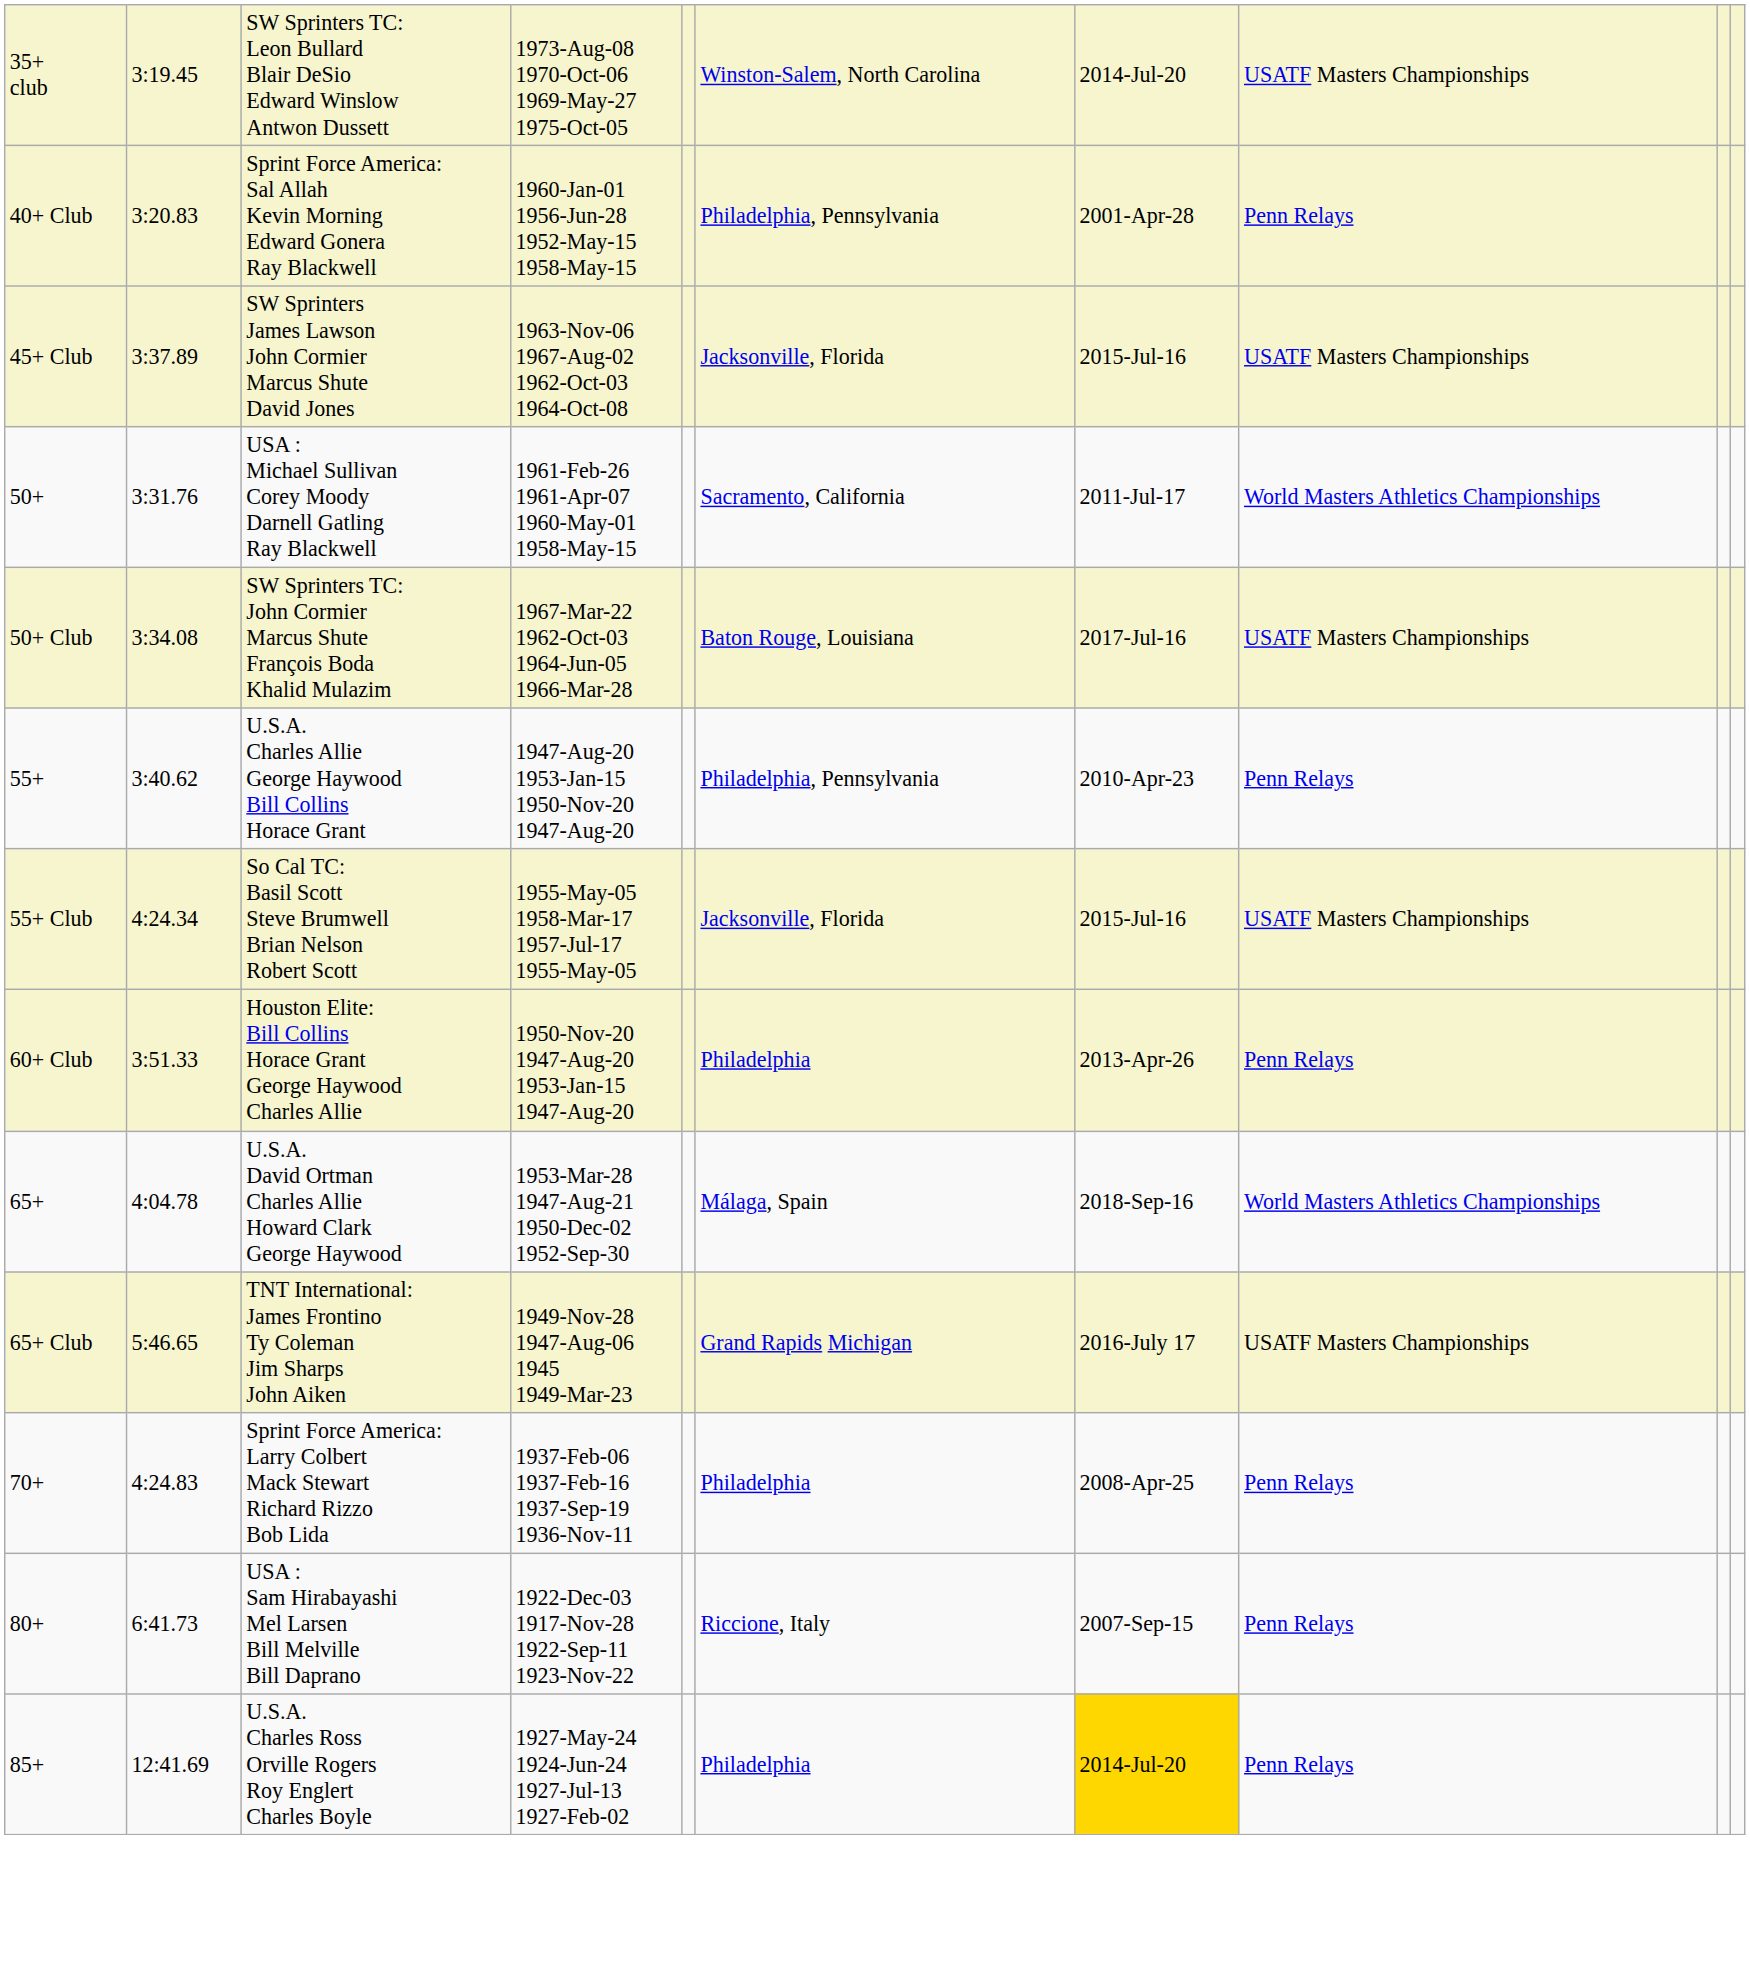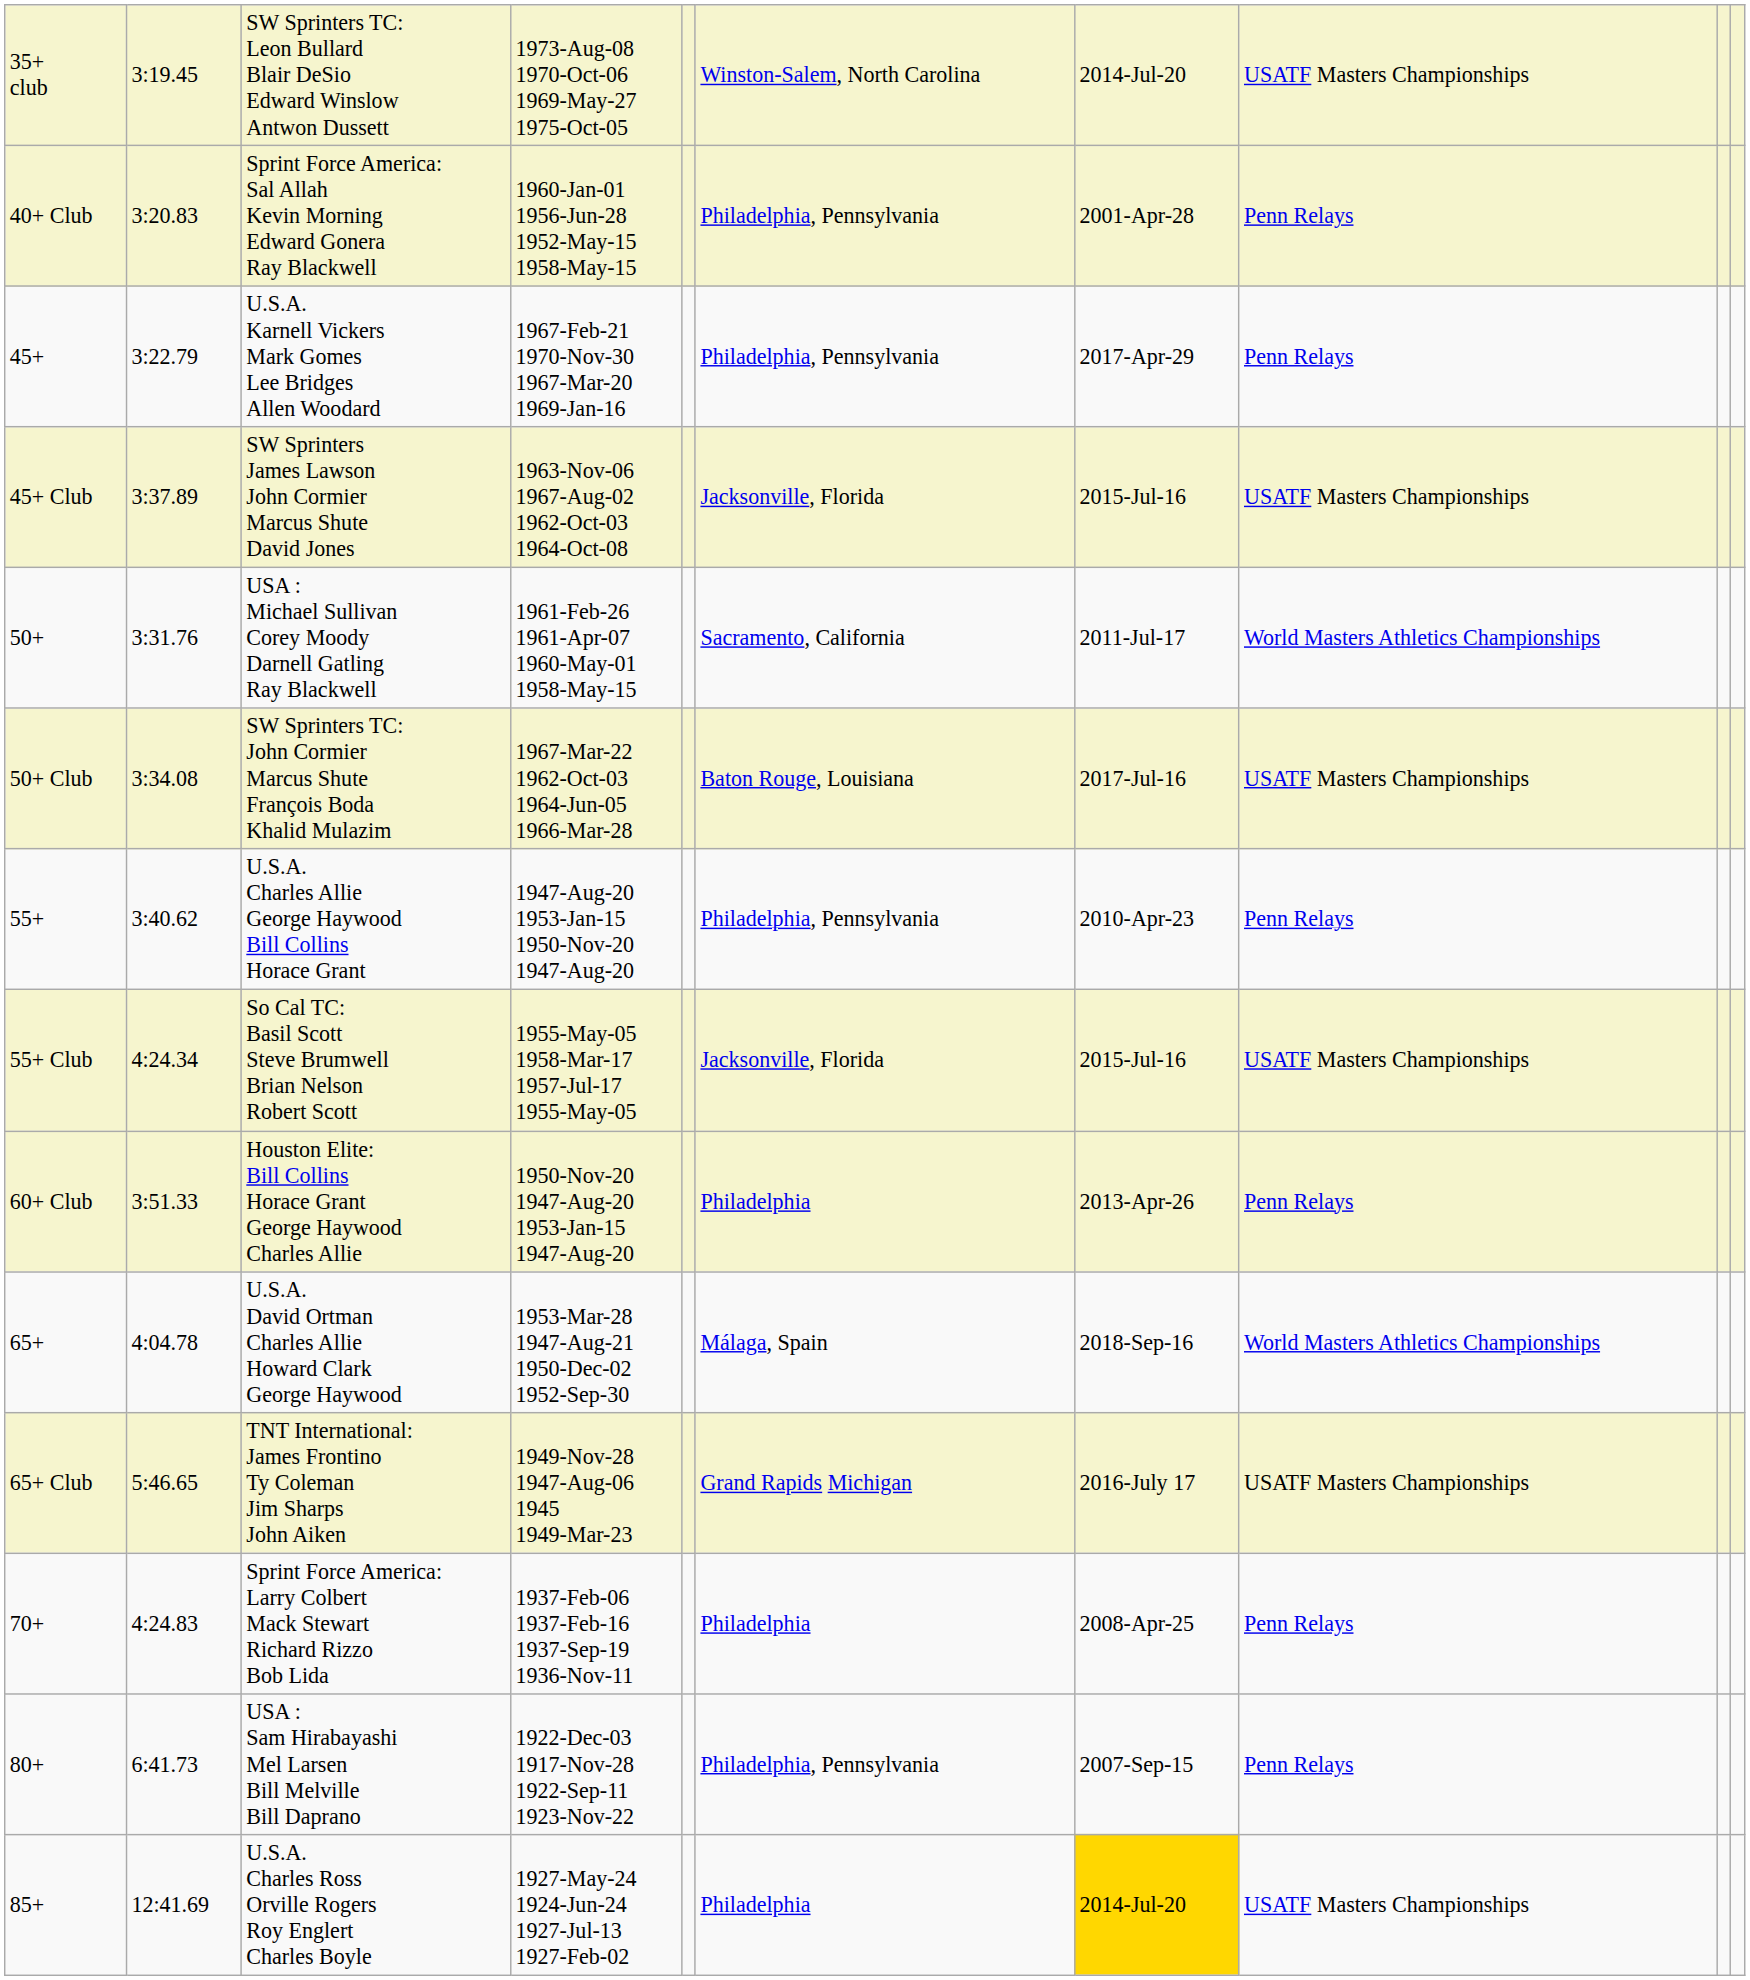+ row: (315, 356)
(765, 1623) Riccione, Italy -> (820, 1763) Philadelphia, Pennsylvania
(1299, 1763) Penn Relays -> (1387, 1904) USATF Masters Championships
